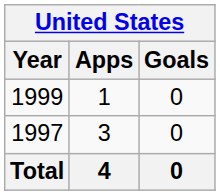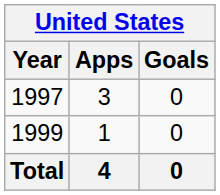rows swapped: (37, 134) <-> (37, 97)
